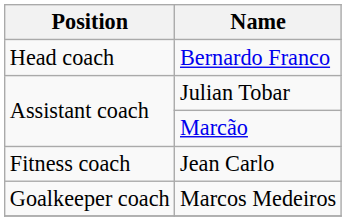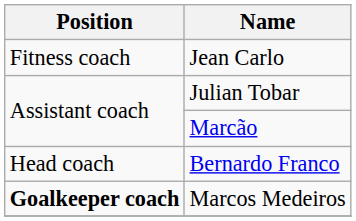rows swapped: (255, 57) <-> (227, 163)
(90, 198) normal -> (95, 198) bold
